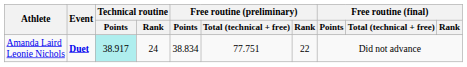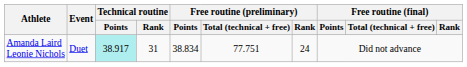(79, 48) bold -> (79, 48) normal
(153, 48) 24 -> (153, 48) 31
(305, 48) 22 -> (305, 48) 24
